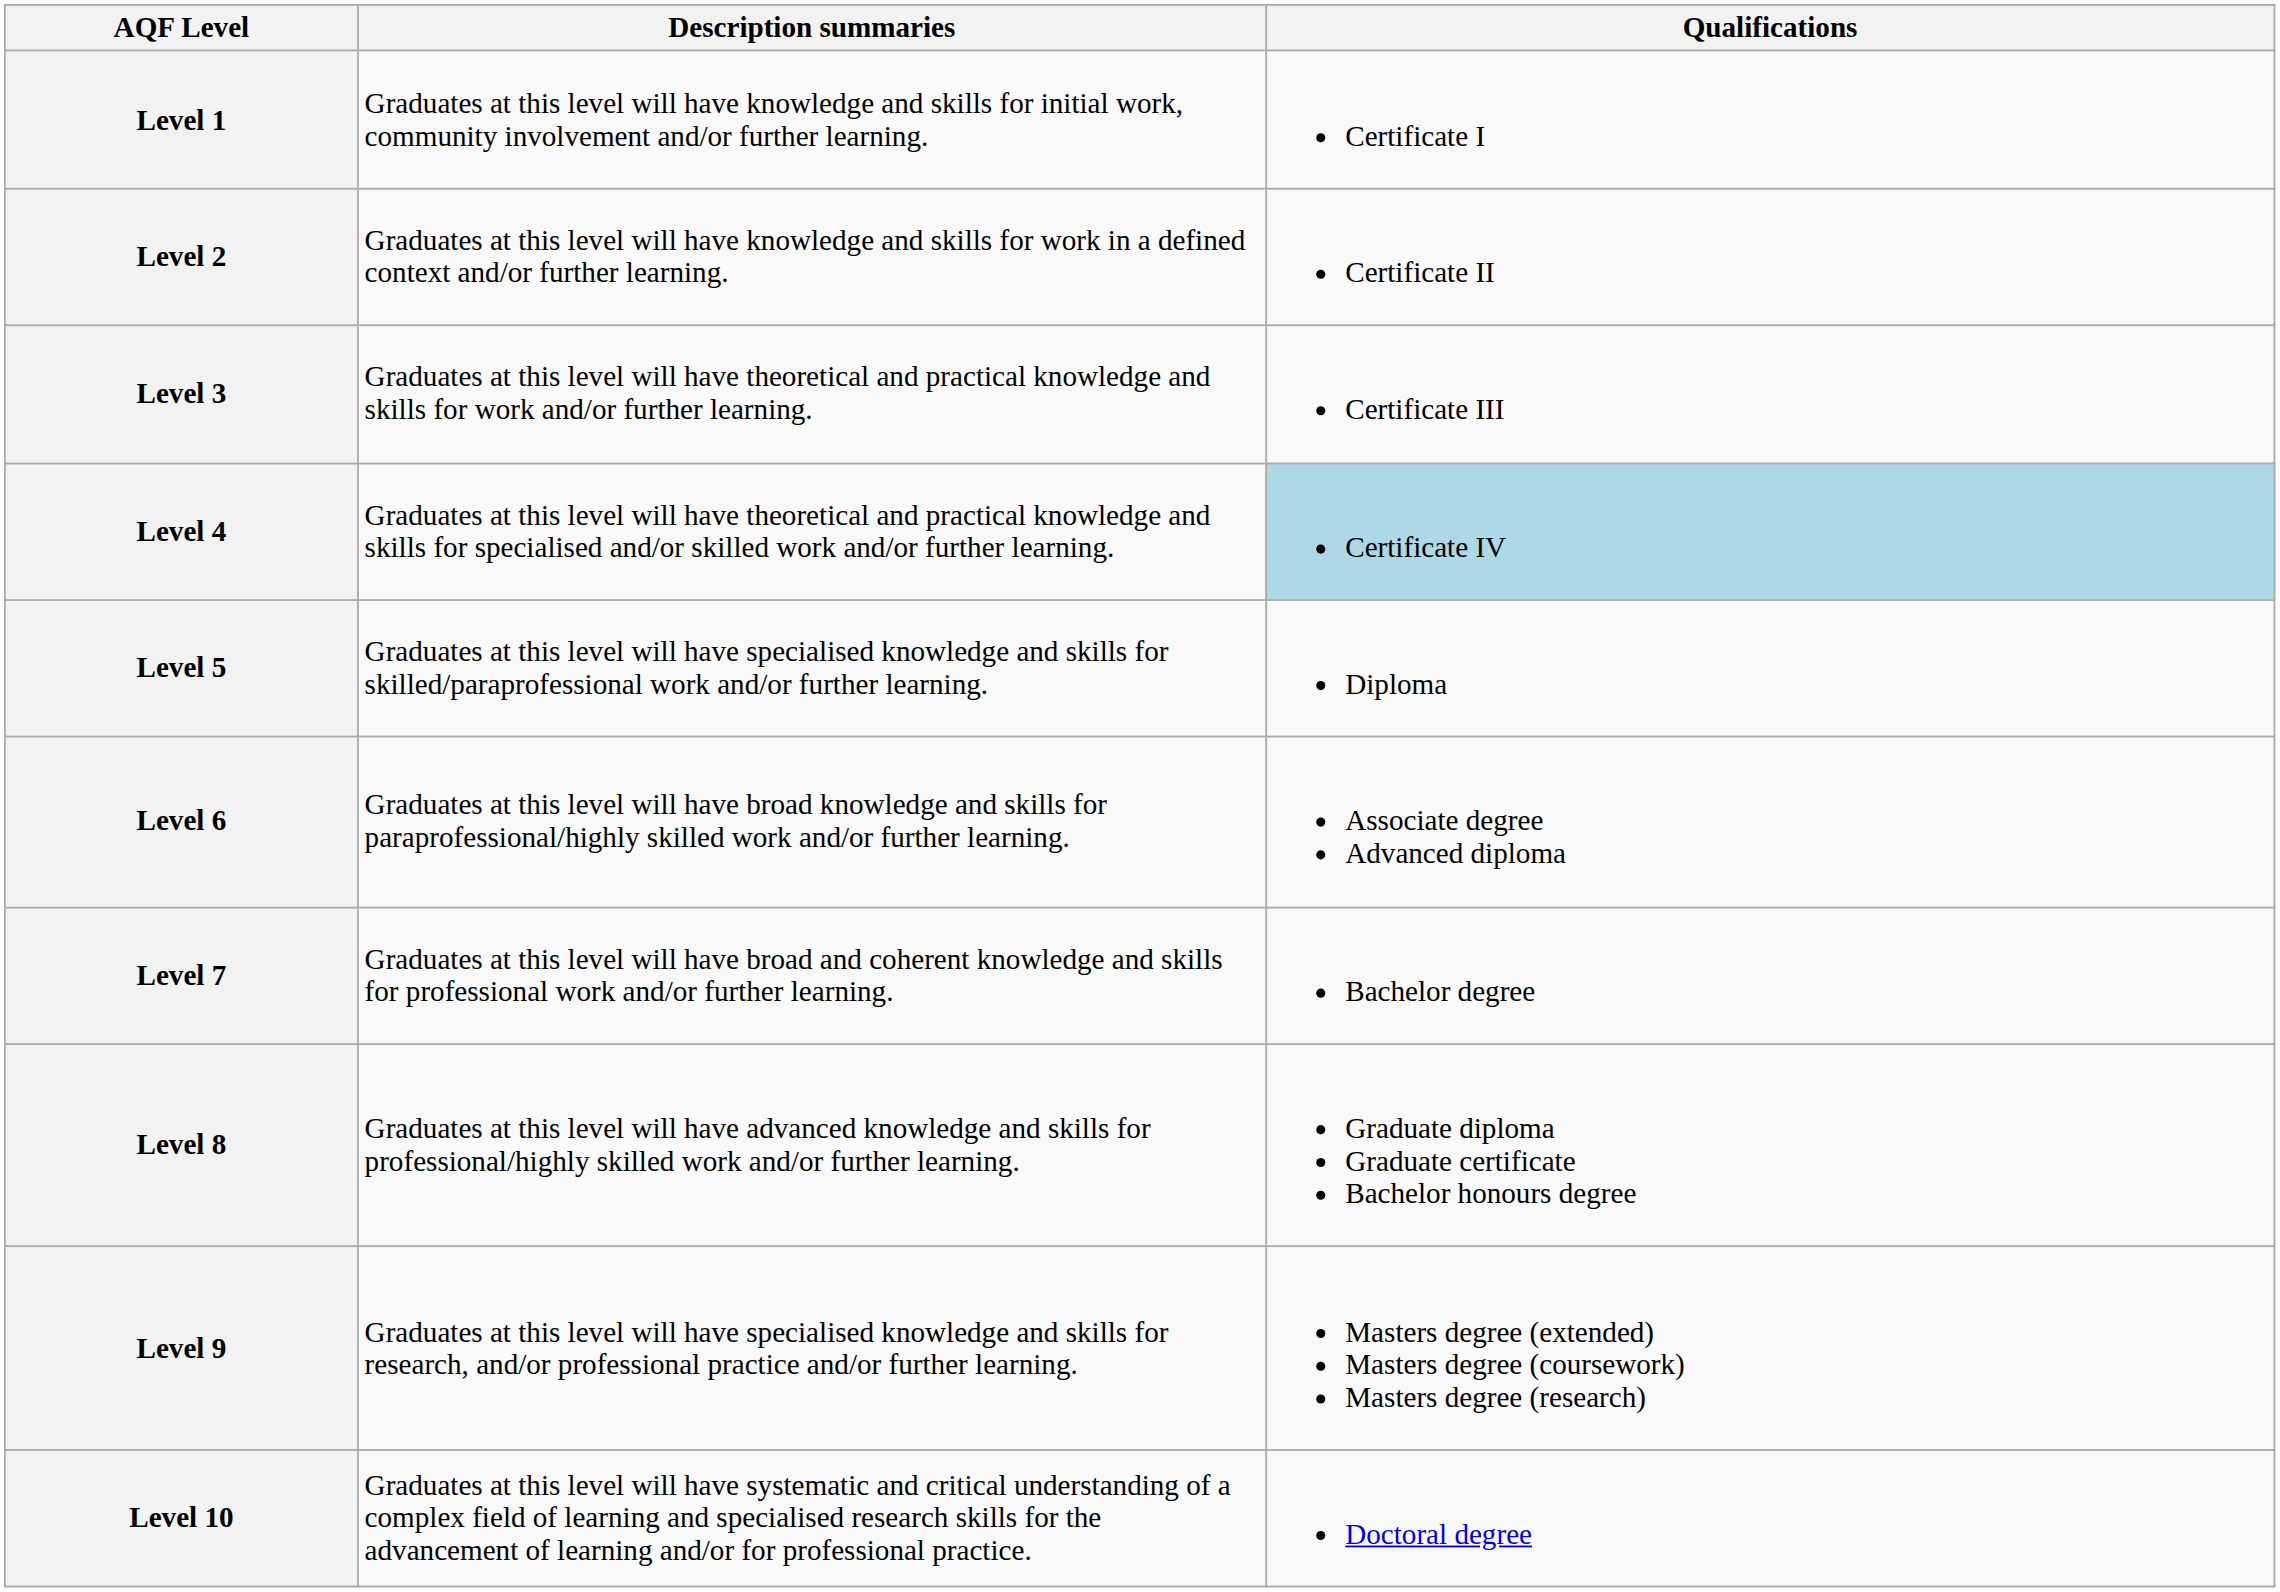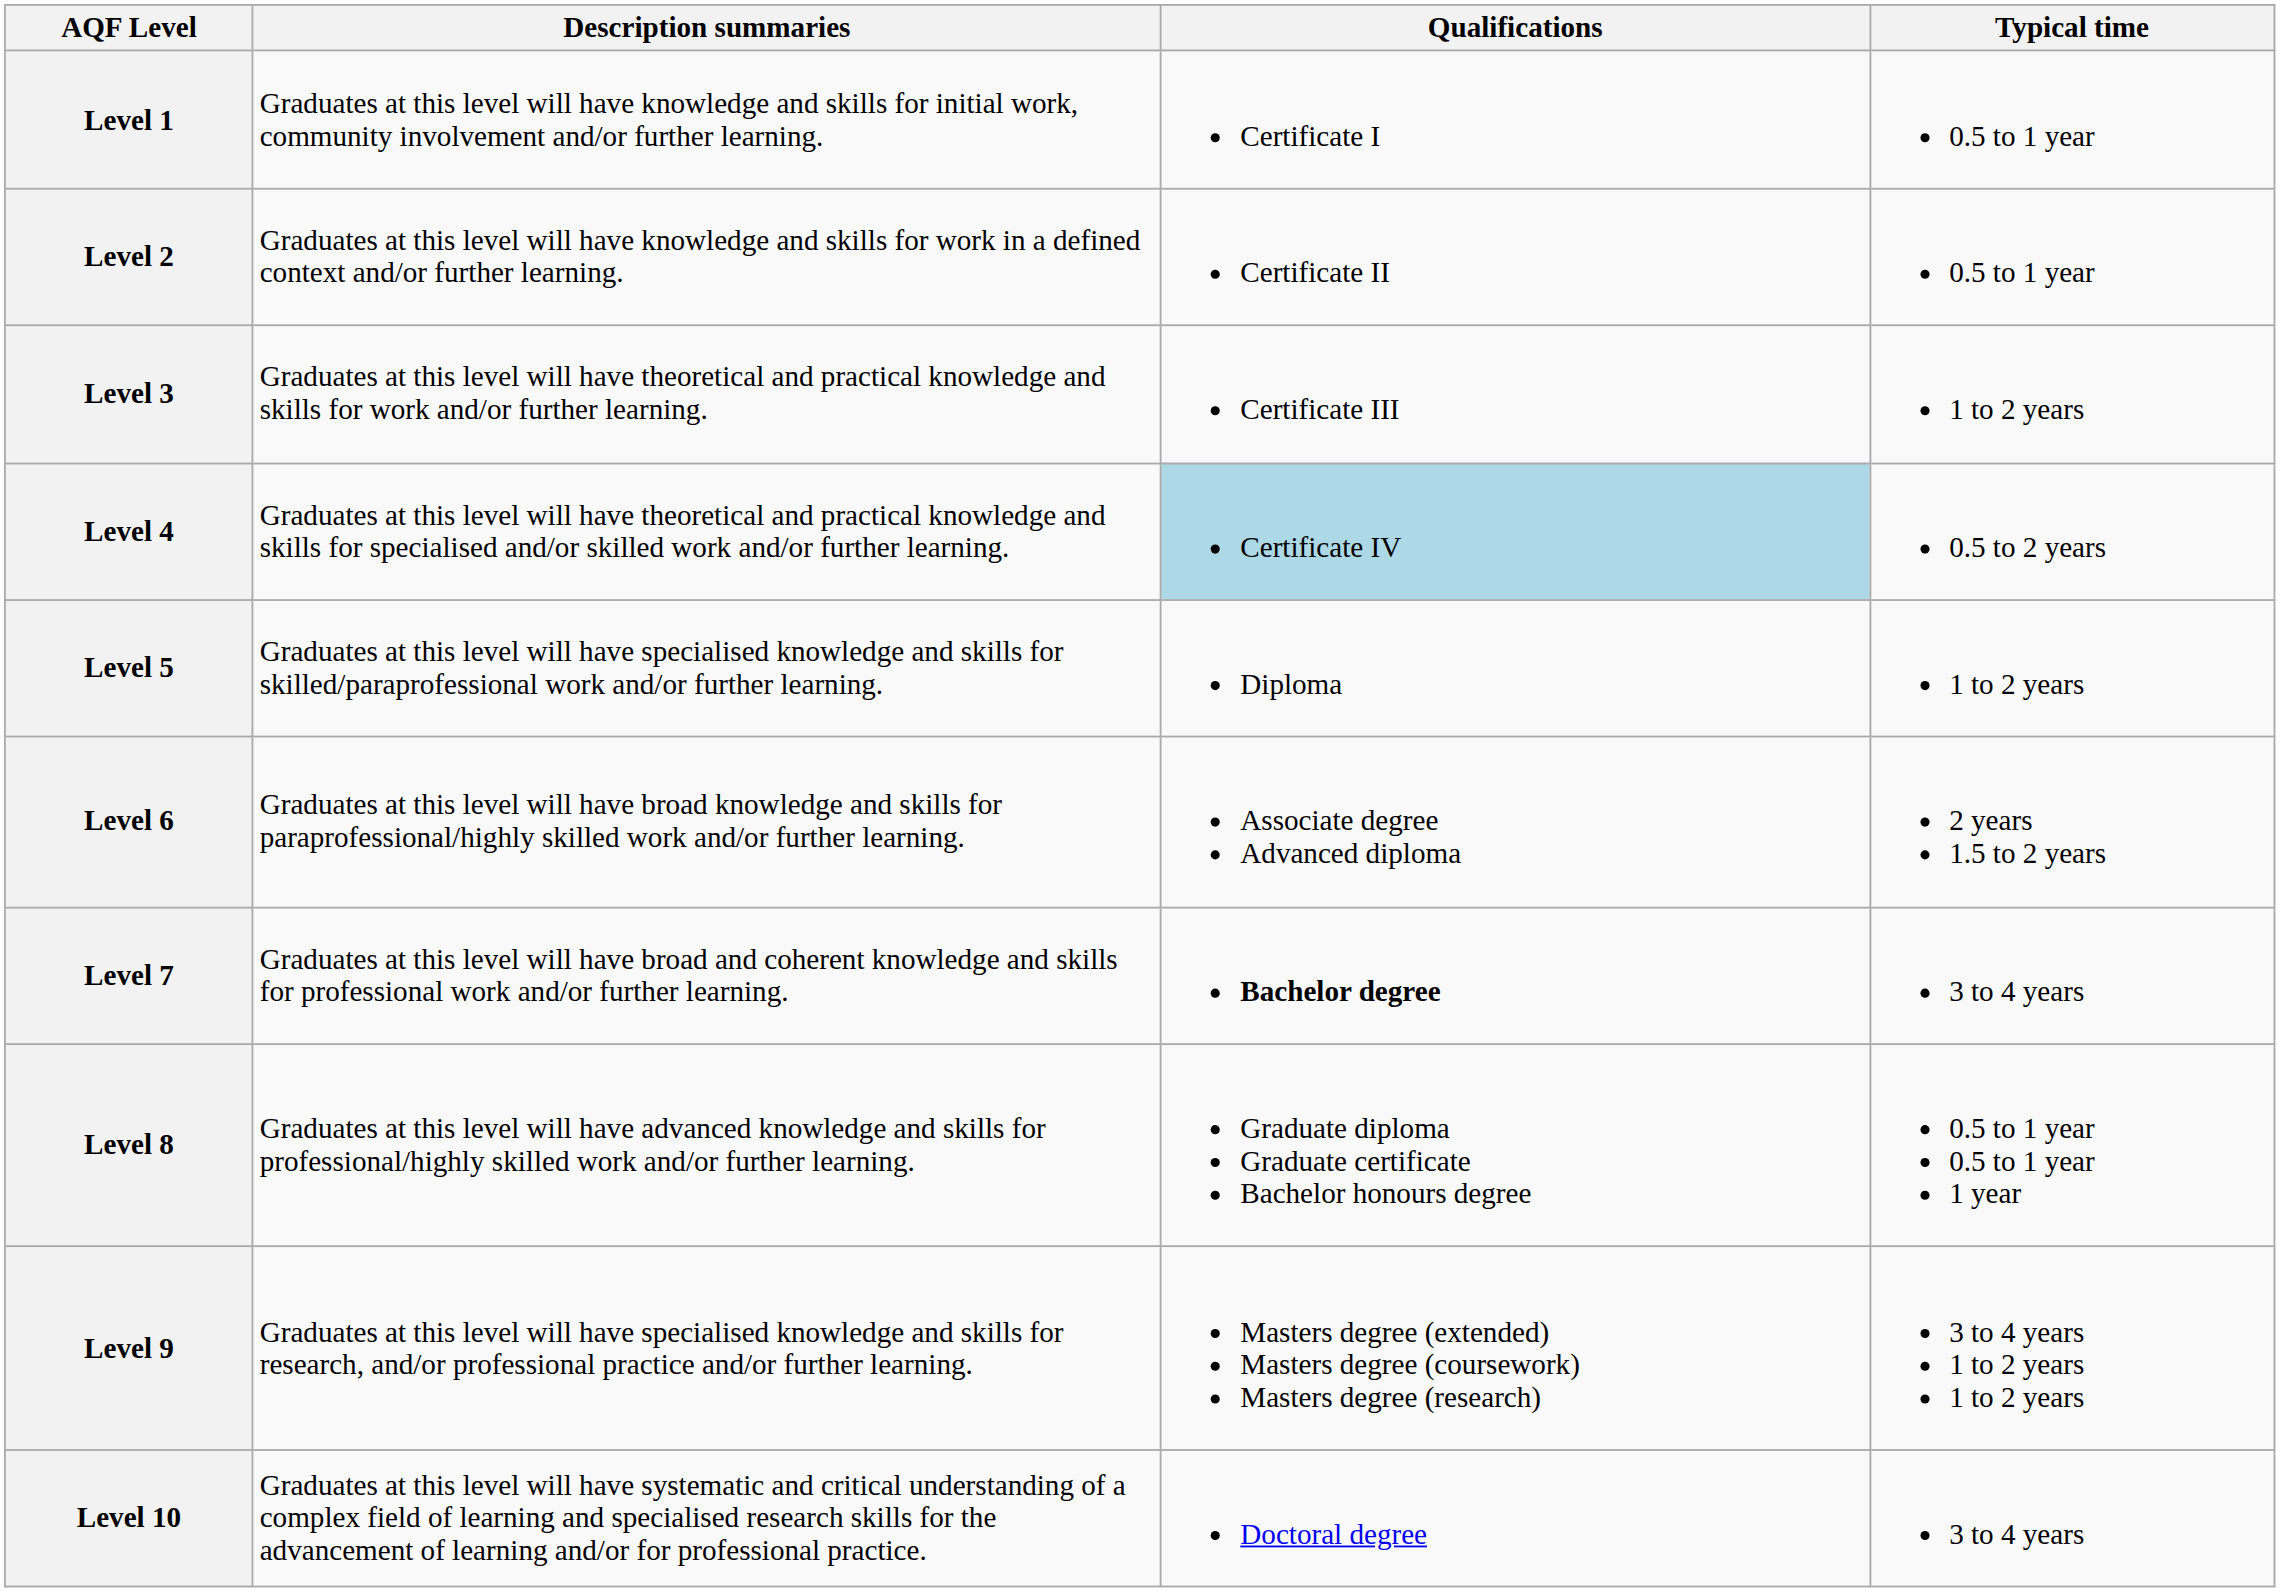+ column: (2072, 27)
(1770, 992) normal -> (1515, 992) bold
